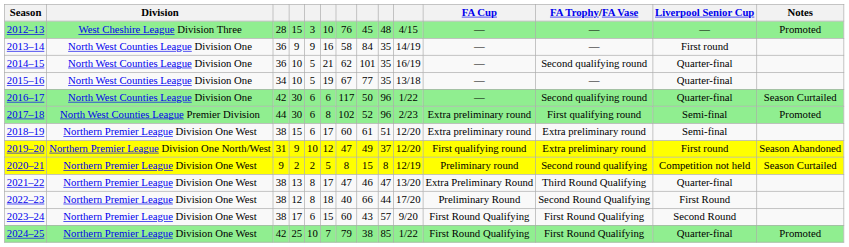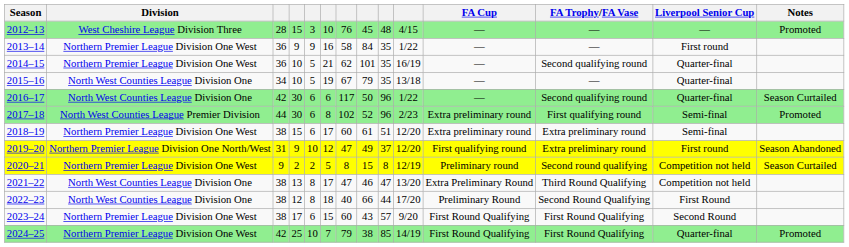(160, 47) North West Counties League Division One -> (160, 47) Northern Premier League Division One West
(408, 47) 14/19 -> (408, 47) 1/22
(160, 64) North West Counties League Division One -> (160, 64) Northern Premier League Division One West
(367, 81) 77 -> (367, 81) 79
(160, 183) Northern Premier League Division One West -> (160, 183) North West Counties League Division One
(705, 183) Quarter-final -> (705, 183) Competition not held
(160, 200) Northern Premier League Division One West -> (160, 200) North West Counties League Division One
(408, 234) 1/22 -> (408, 234) 14/19
